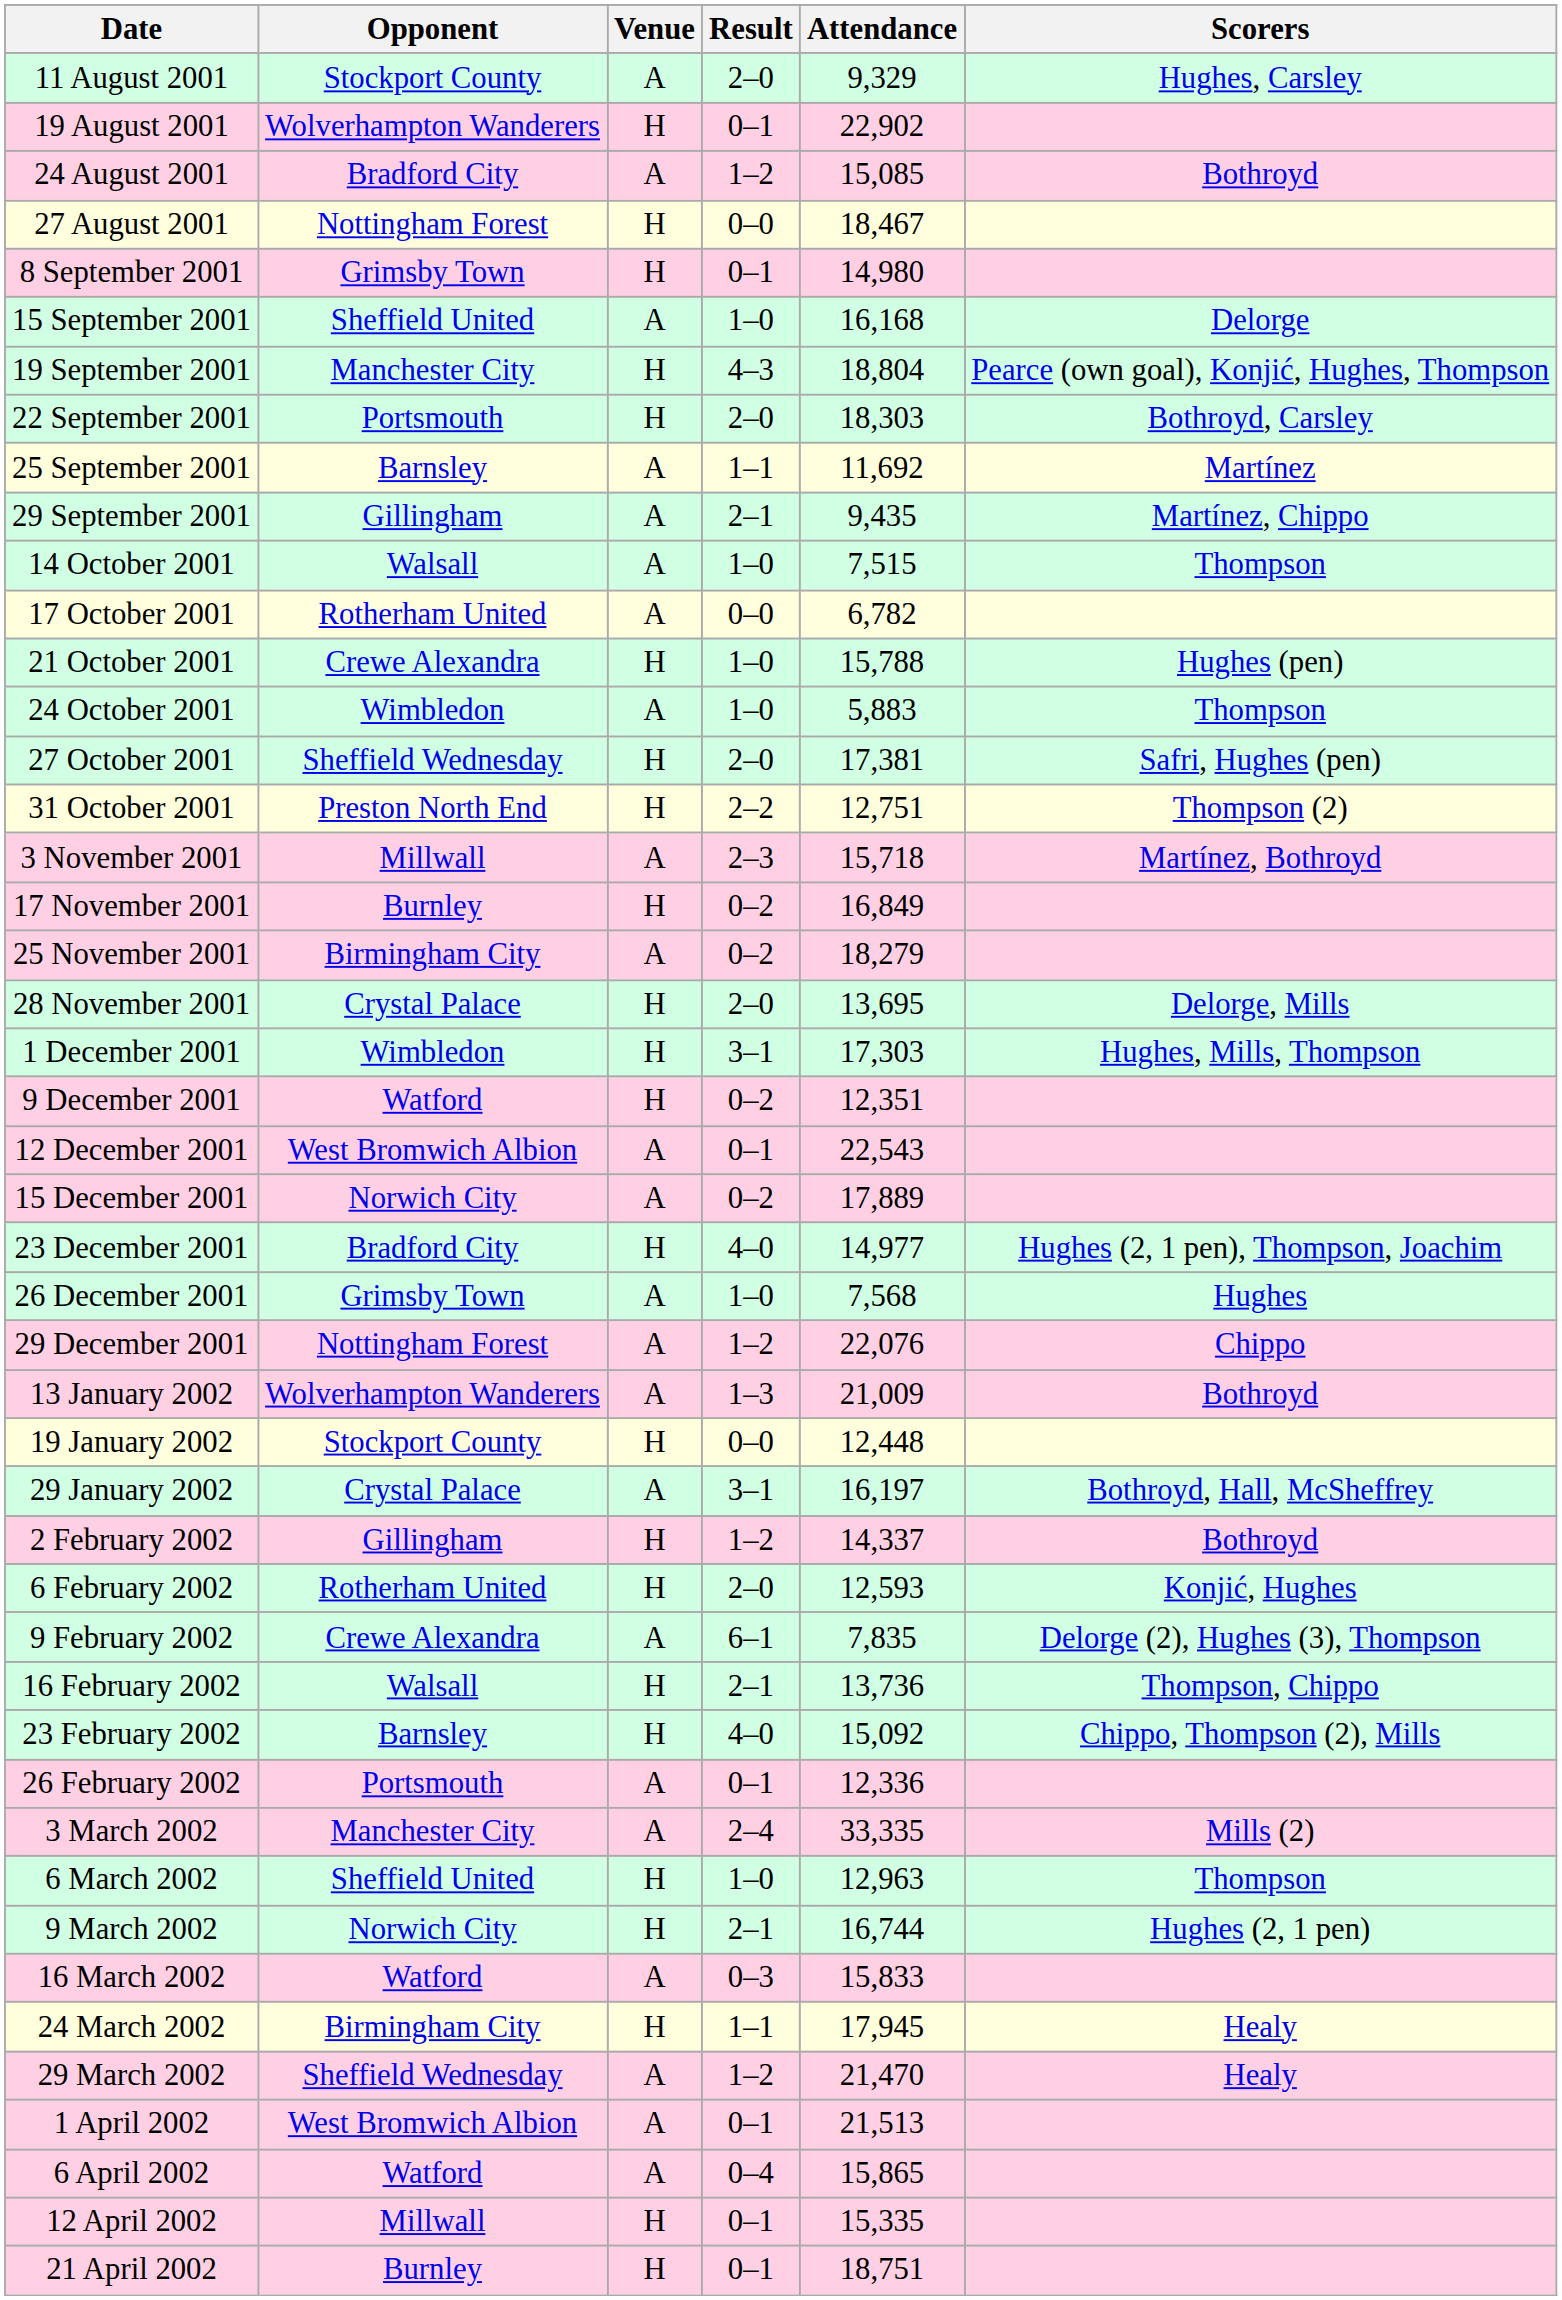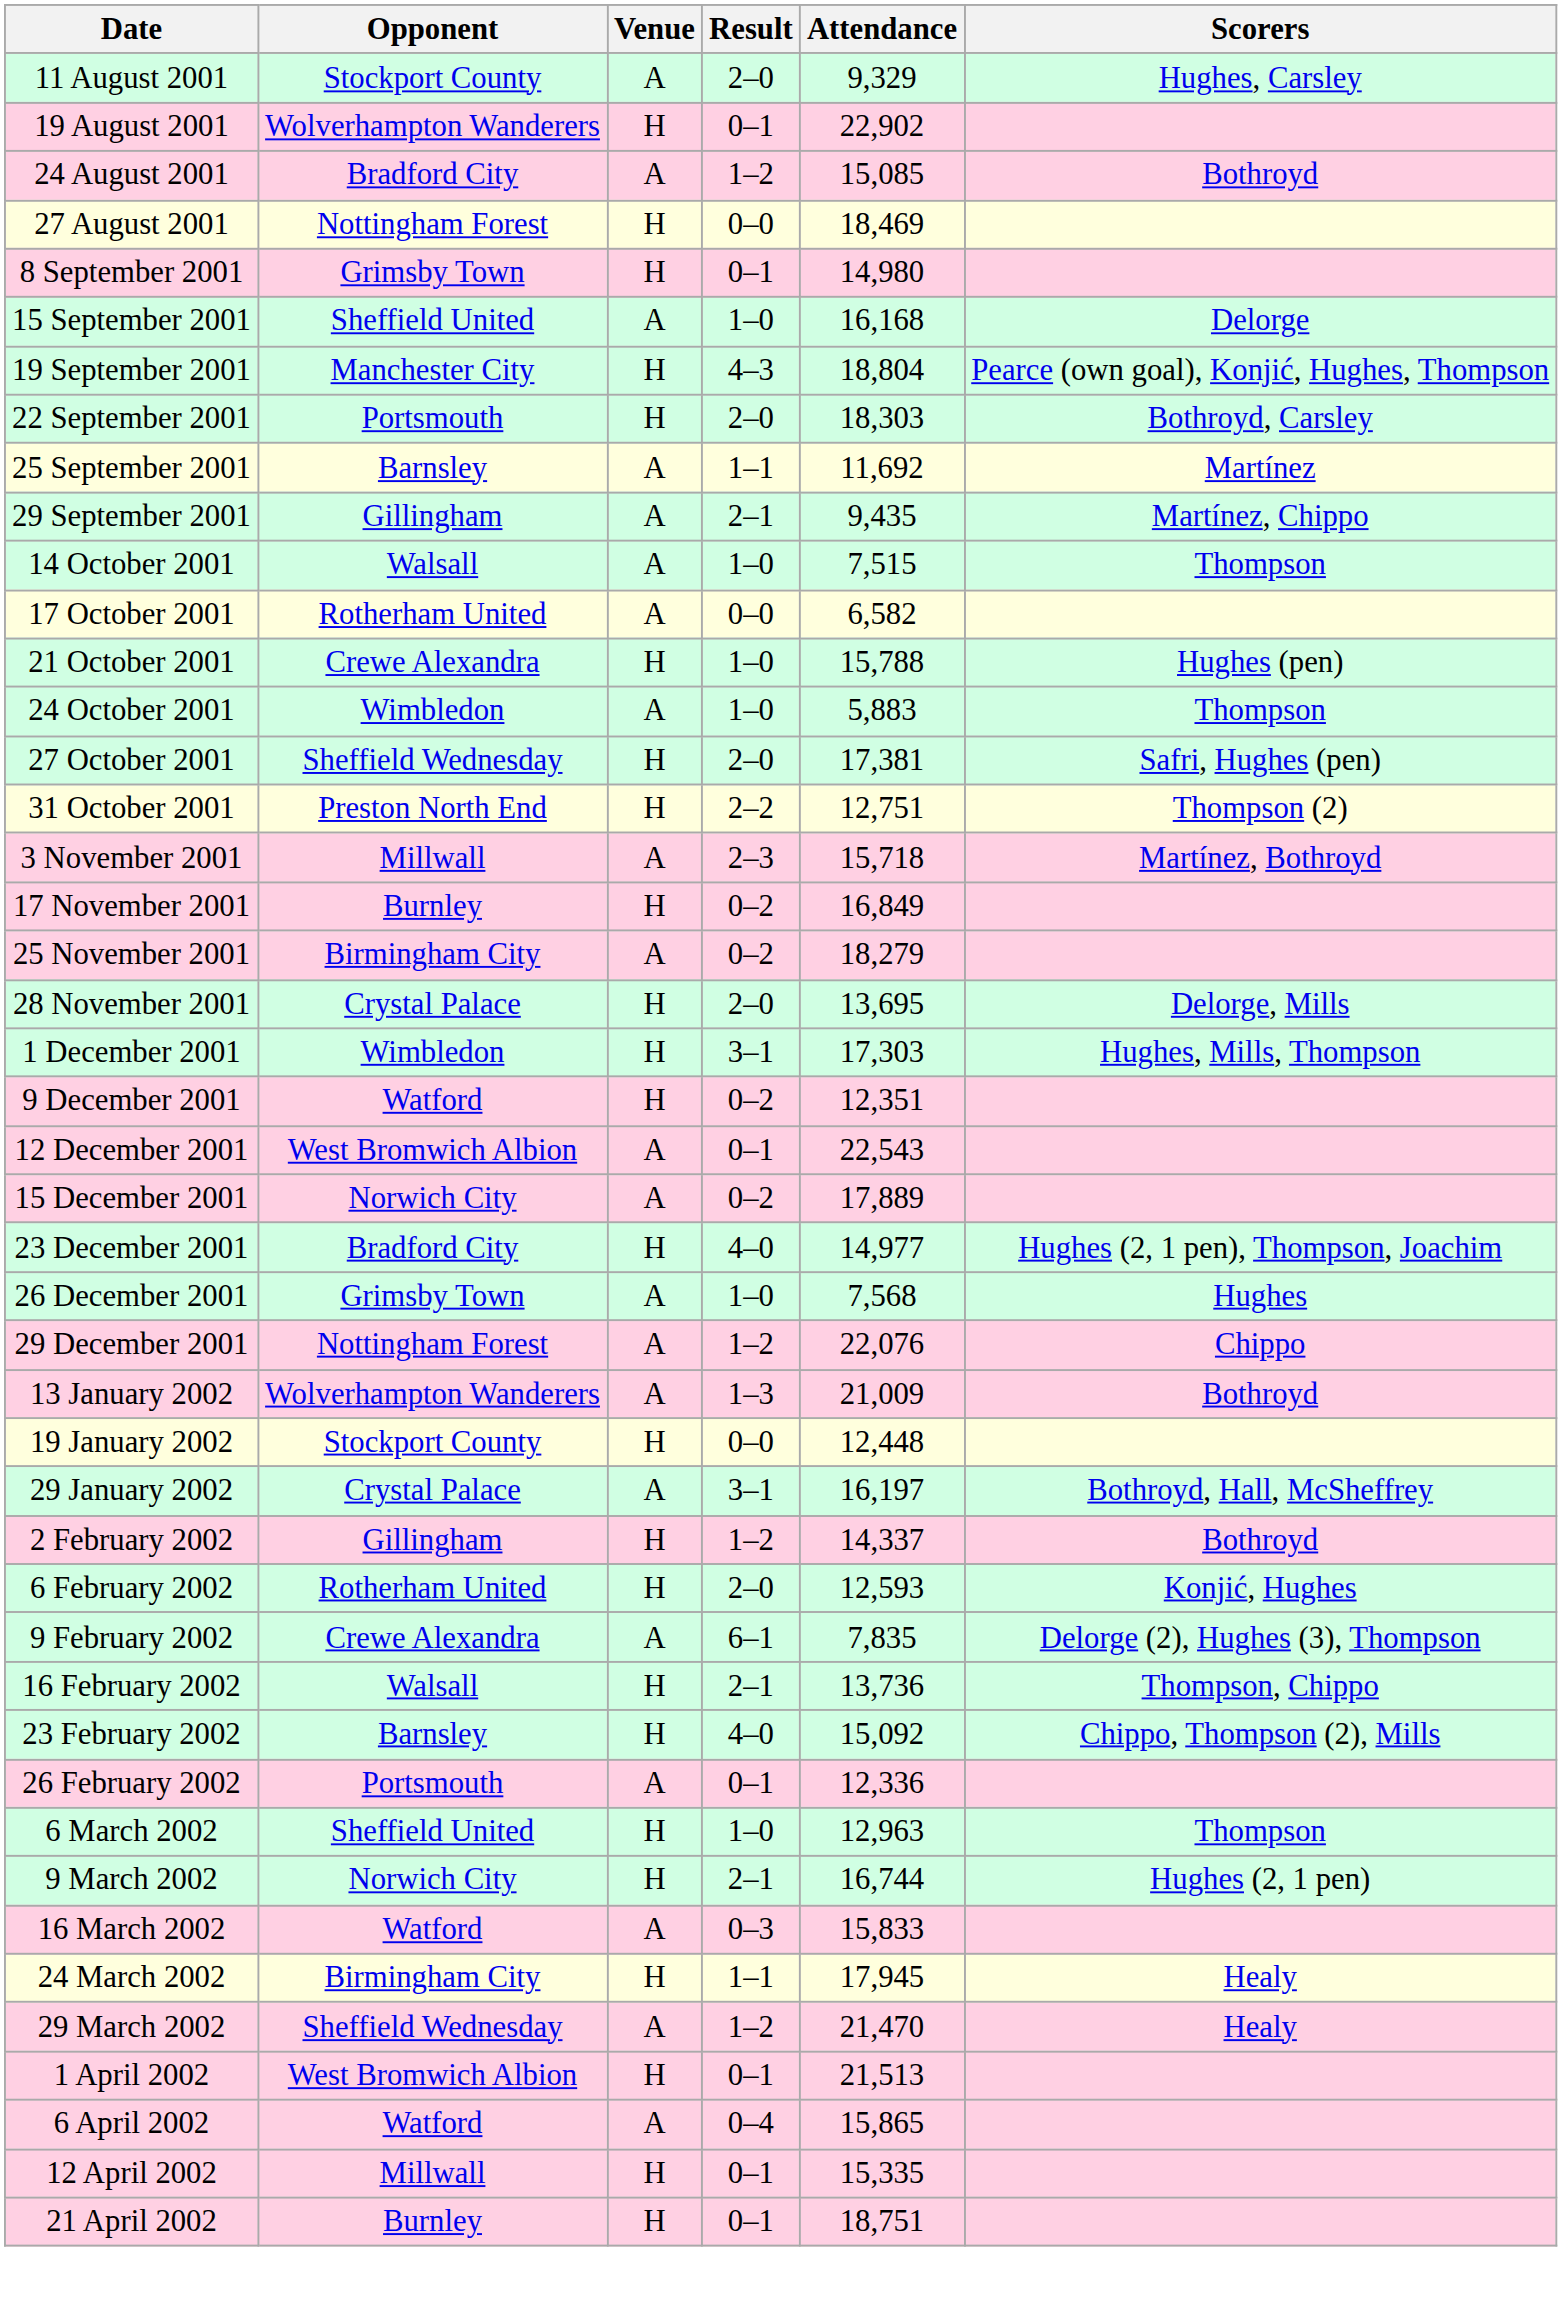(882, 223) 18,467 -> (882, 223) 18,469
(882, 613) 6,782 -> (882, 613) 6,582
- row: (131, 1831)
(655, 2123) A -> (655, 2075) H
